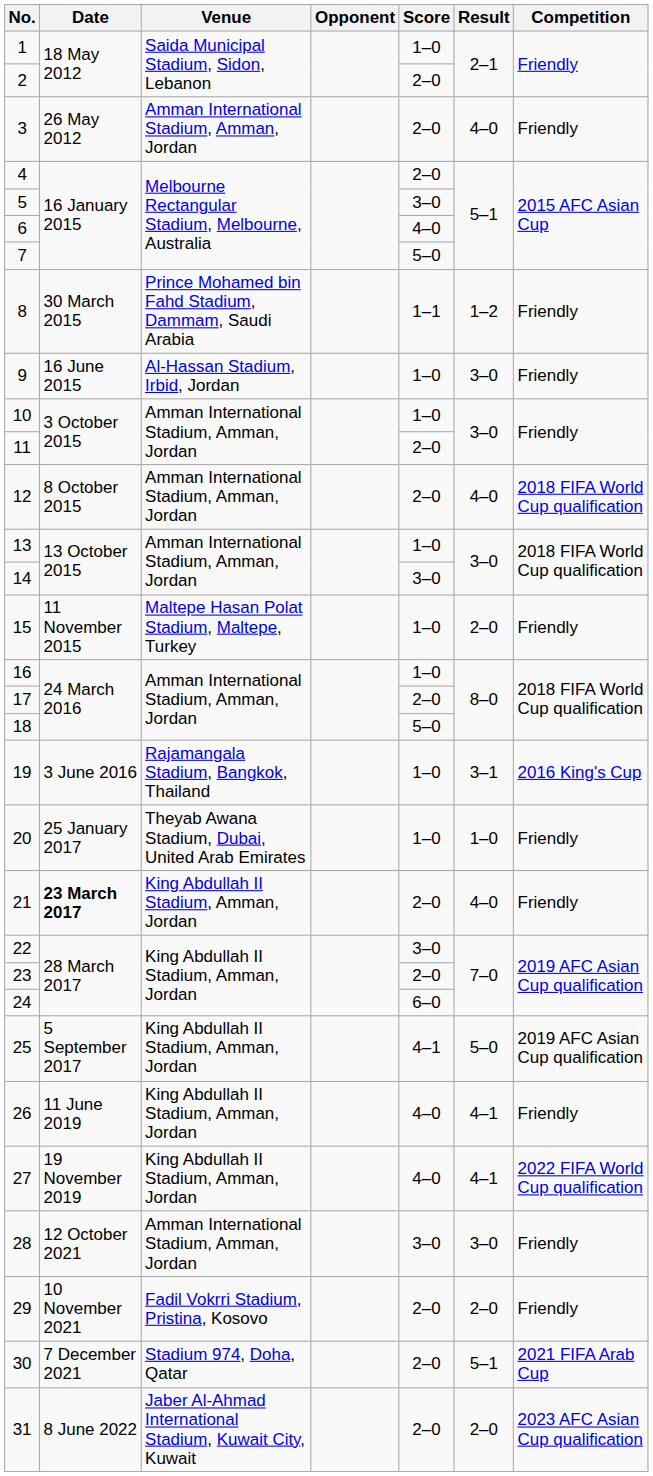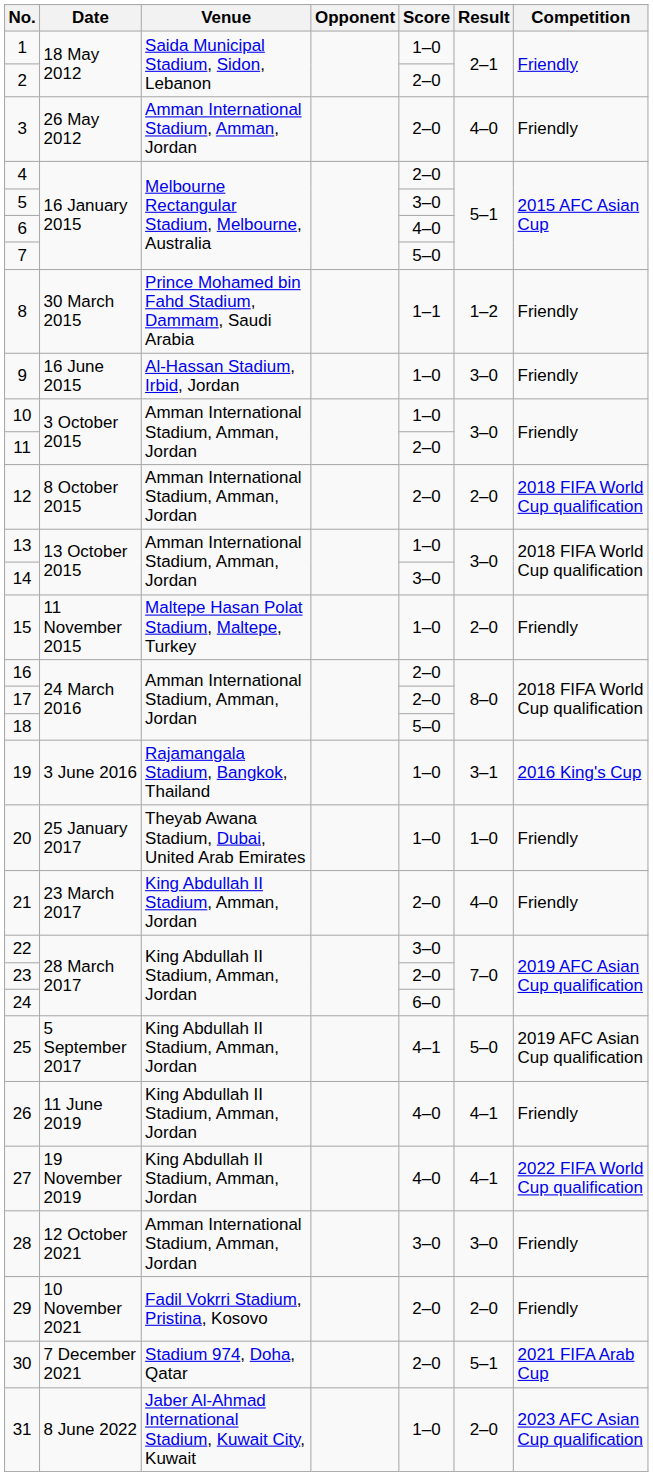(484, 496) 4–0 -> (484, 496) 2–0
(426, 672) 1–0 -> (426, 672) 2–0
(80, 902) bold -> (79, 902) normal
(426, 1429) 2–0 -> (426, 1429) 1–0
